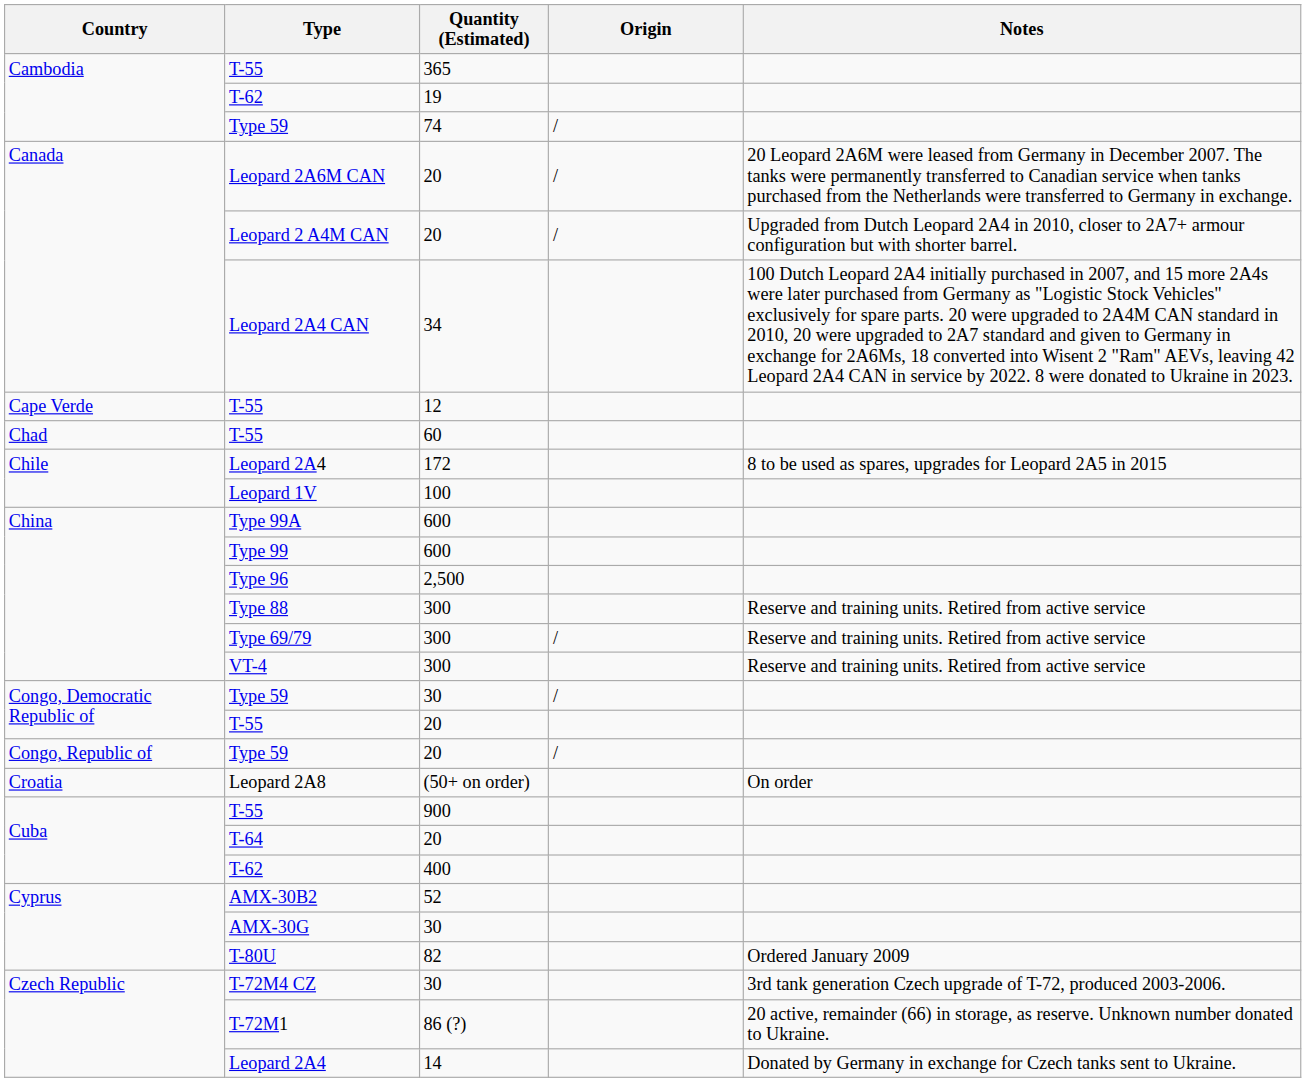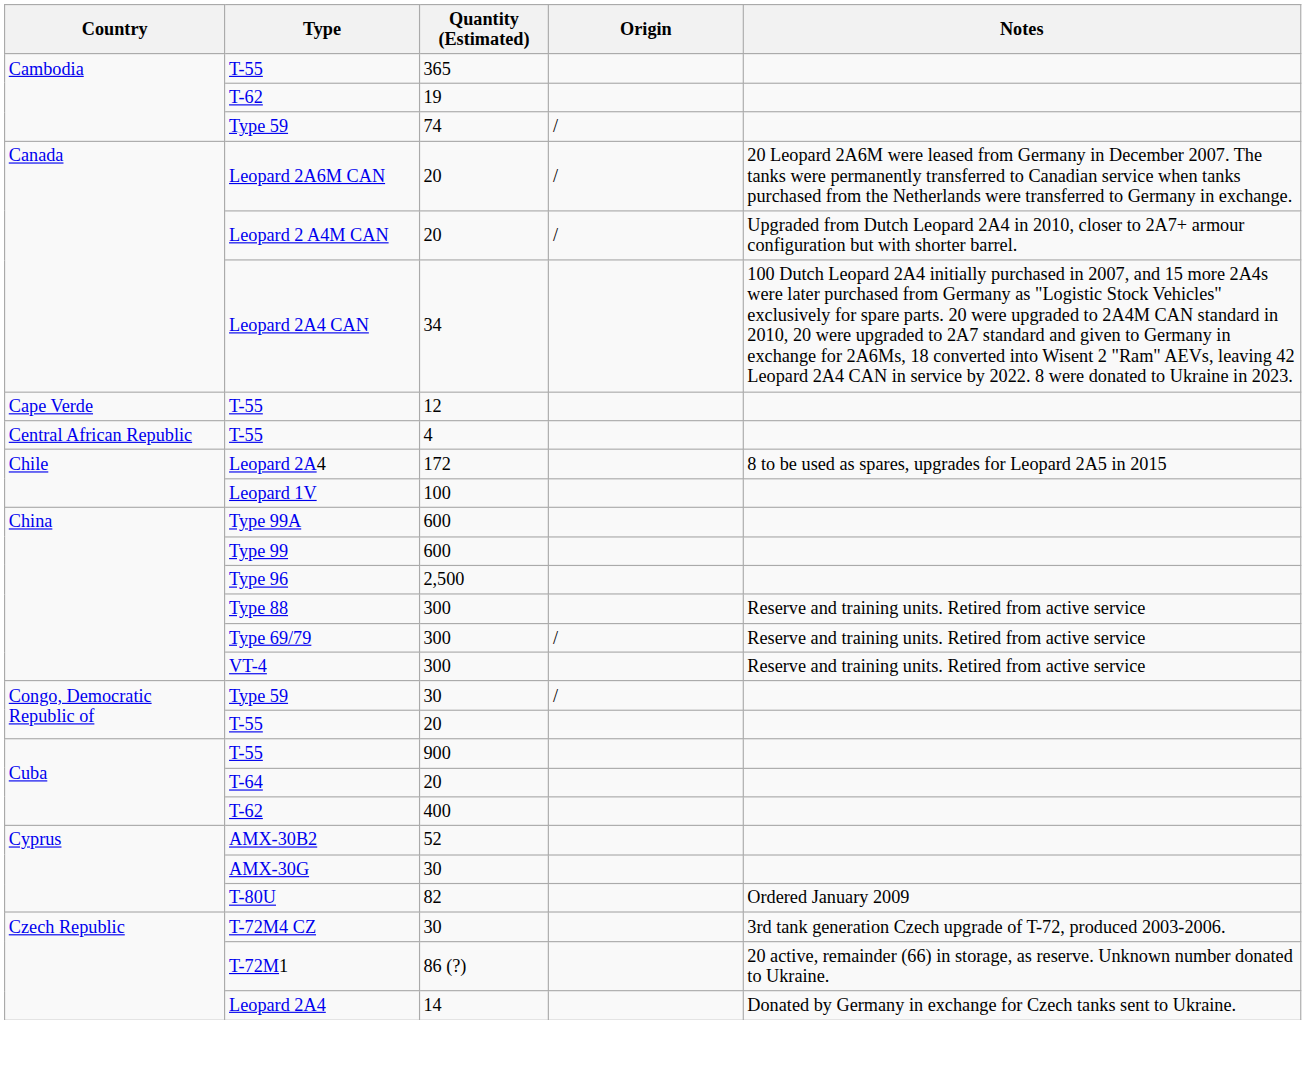+ row: (246, 435)
- row: (246, 435)
- row: (259, 753)
- row: (277, 782)
